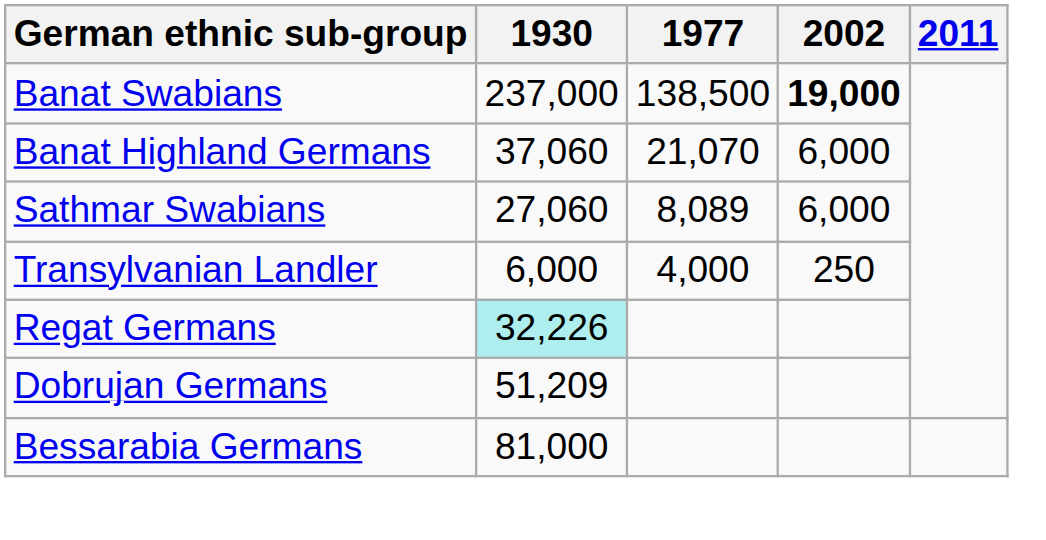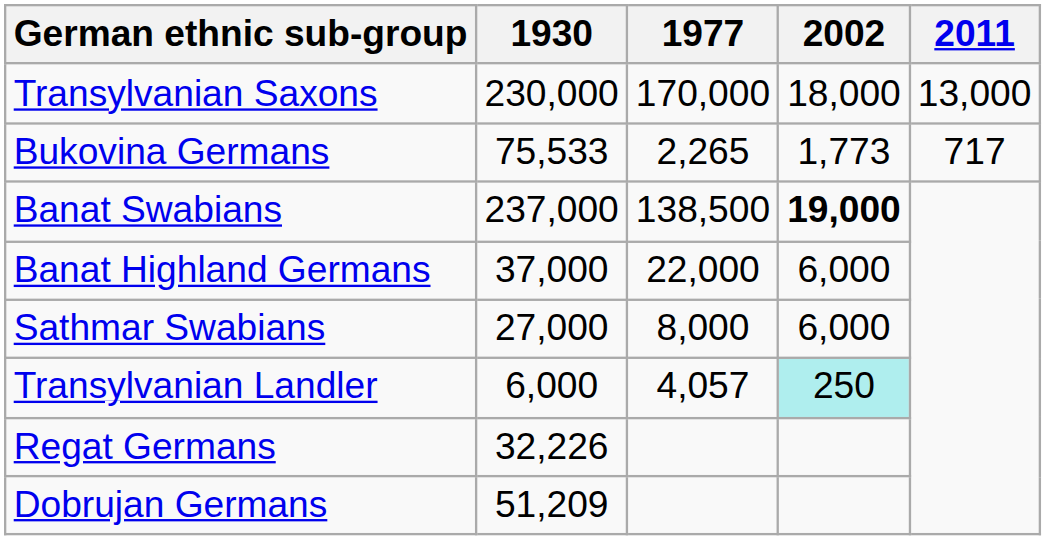+ row: (196, 92)
+ row: (172, 151)
(552, 151) 37,060 -> (552, 269) 37,000
(703, 151) 21,070 -> (703, 269) 22,000
(552, 210) 27,060 -> (552, 328) 27,000
(703, 210) 8,089 -> (703, 328) 8,000
(703, 269) 4,000 -> (703, 387) 4,057
(844, 269) no background -> (844, 387) paleturquoise background
(552, 328) paleturquoise background -> (552, 446) no background
- row: (188, 446)
